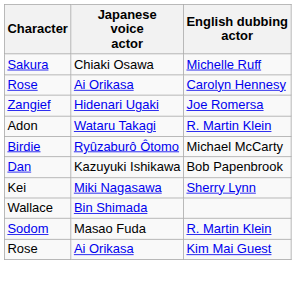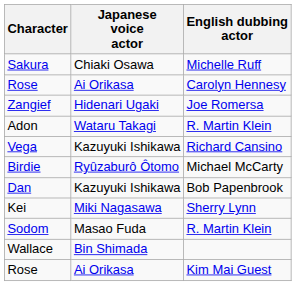+ row: (22, 146)
rows swapped: (28, 228) <-> (30, 208)
